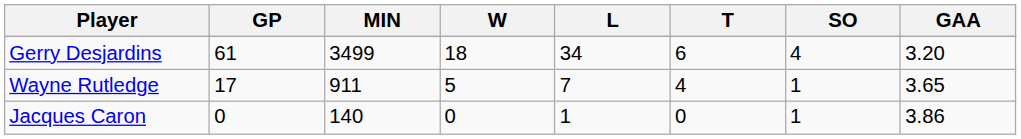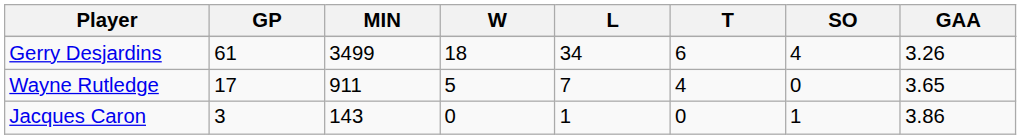(925, 52) 3.20 -> (925, 52) 3.26
(796, 85) 1 -> (796, 85) 0
(220, 117) 0 -> (220, 117) 3
(346, 117) 140 -> (346, 117) 143
